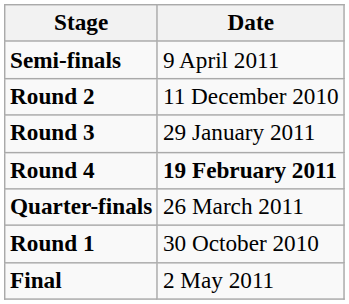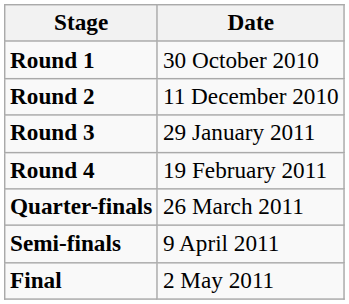rows swapped: (52, 243) <-> (66, 59)
(250, 170) bold -> (245, 170) normal
